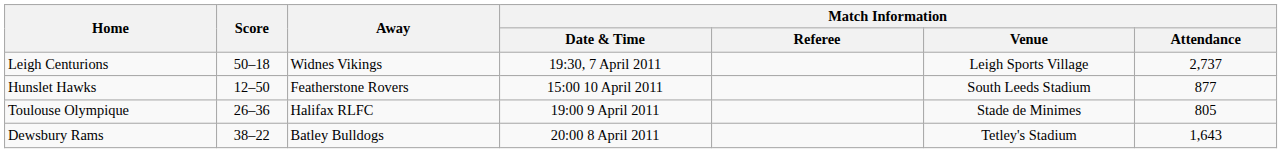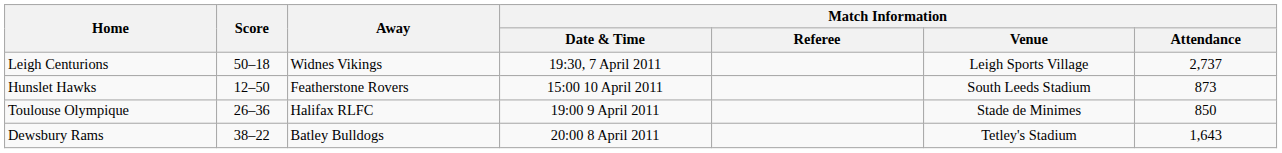(1206, 87) 877 -> (1206, 87) 873
(1206, 111) 805 -> (1206, 111) 850
